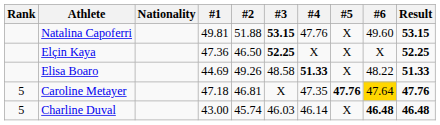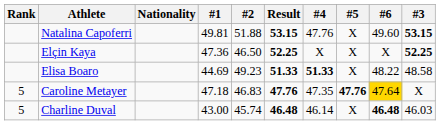columns swapped: (281, 14) <-> (416, 14)
(248, 71) 49.26 -> (248, 71) 49.23
(248, 91) 46.81 -> (248, 91) 46.83
